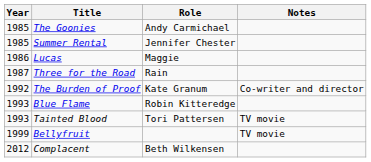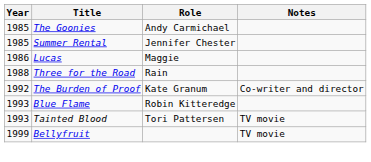(18, 73) 1987 -> (18, 73) 1988
- row: (62, 149)
